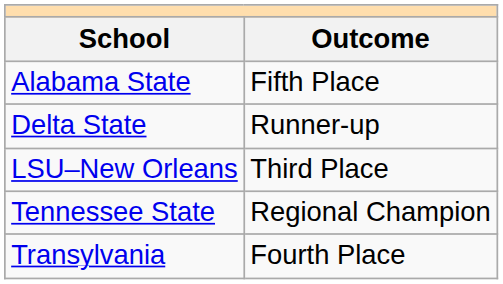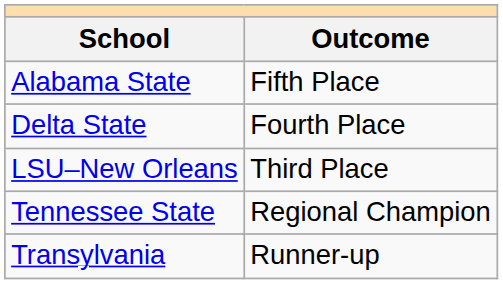(315, 125) Runner-up -> (328, 125) Fourth Place
(328, 255) Fourth Place -> (315, 255) Runner-up
